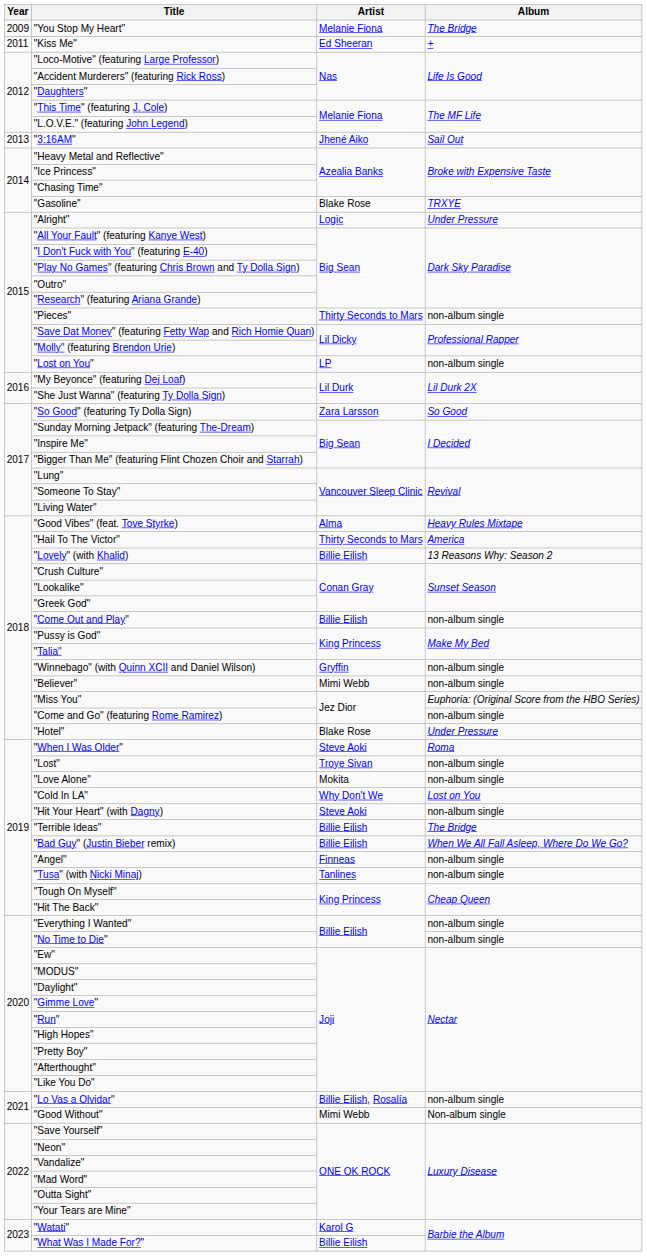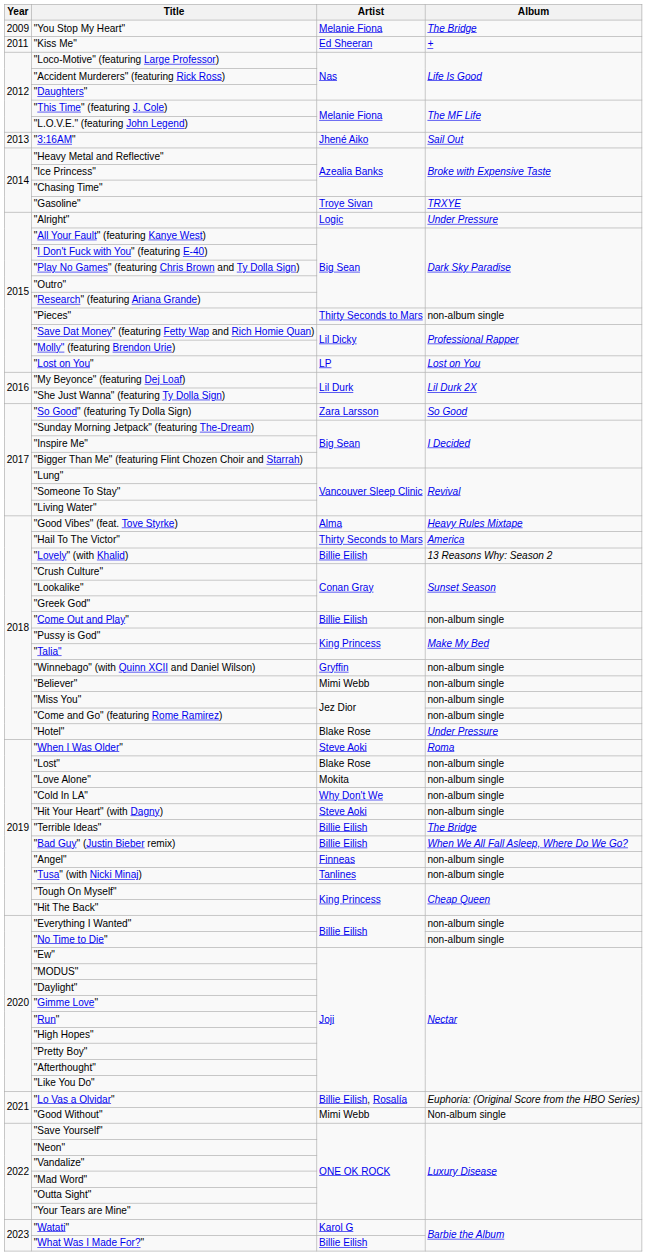(345, 204) Blake Rose -> (346, 204) Troye Sivan
(466, 364) non-album single -> (454, 364) Lost on You
(534, 699) Euphoria: (Original Score from the HBO Series) -> (466, 699) non-album single
(346, 763) Troye Sivan -> (345, 763) Blake Rose
(454, 795) Lost on You -> (466, 795) non-album single
(466, 1099) non-album single -> (534, 1099) Euphoria: (Original Score from the HBO Series)
